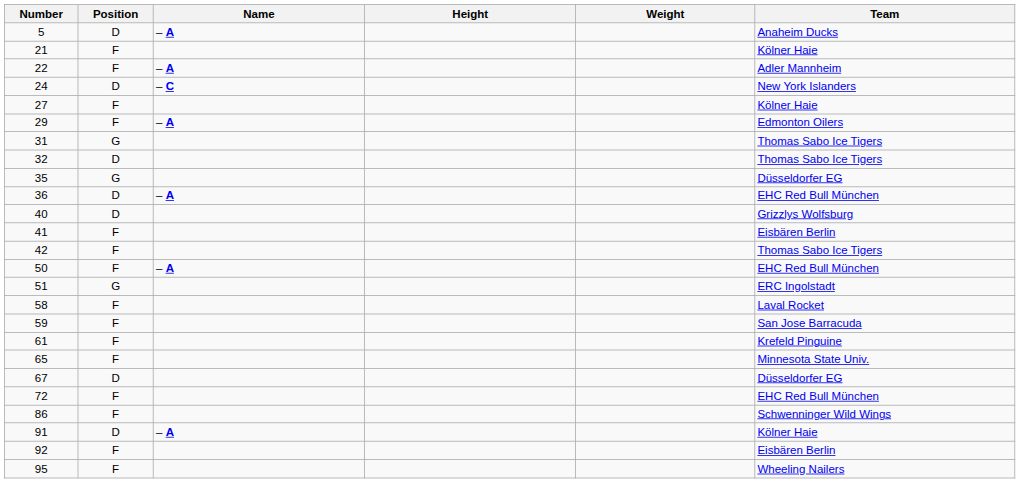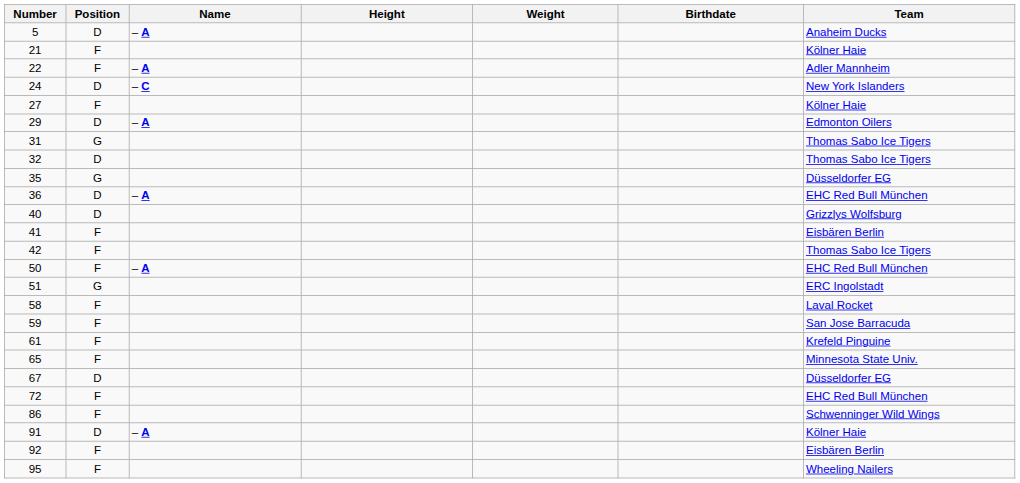+ column: (711, 14)
(116, 123) F -> (97, 123) D
